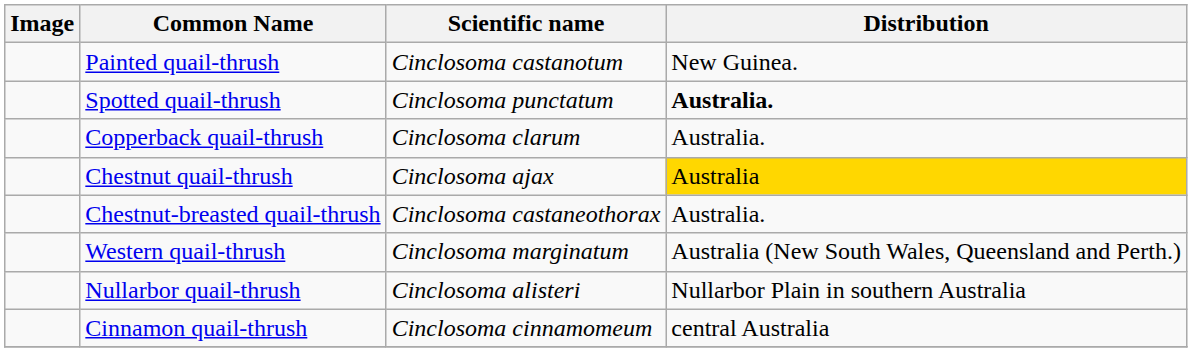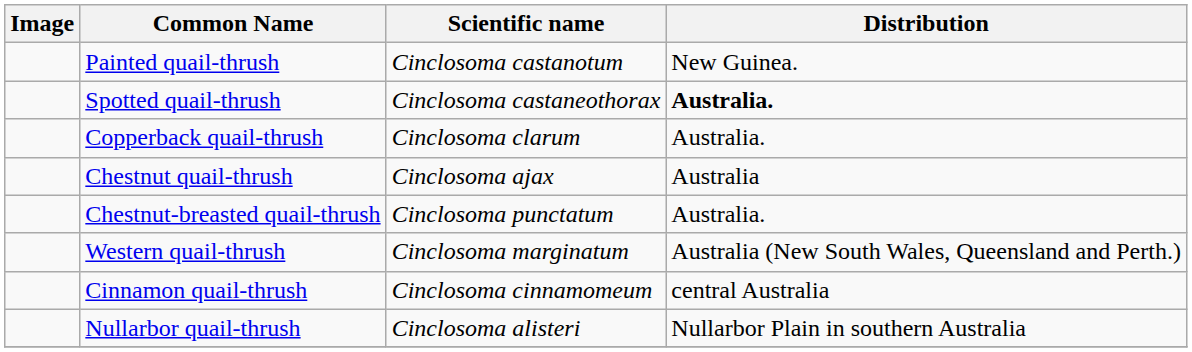(503, 99) Cinclosoma punctatum -> (526, 99) Cinclosoma castaneothorax
(715, 175) gold background -> (715, 175) no background
(526, 213) Cinclosoma castaneothorax -> (503, 213) Cinclosoma punctatum
rows swapped: (193, 289) <-> (196, 328)
